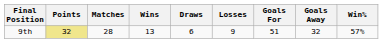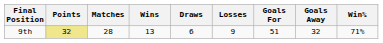(357, 32) 57% -> (357, 32) 71%
